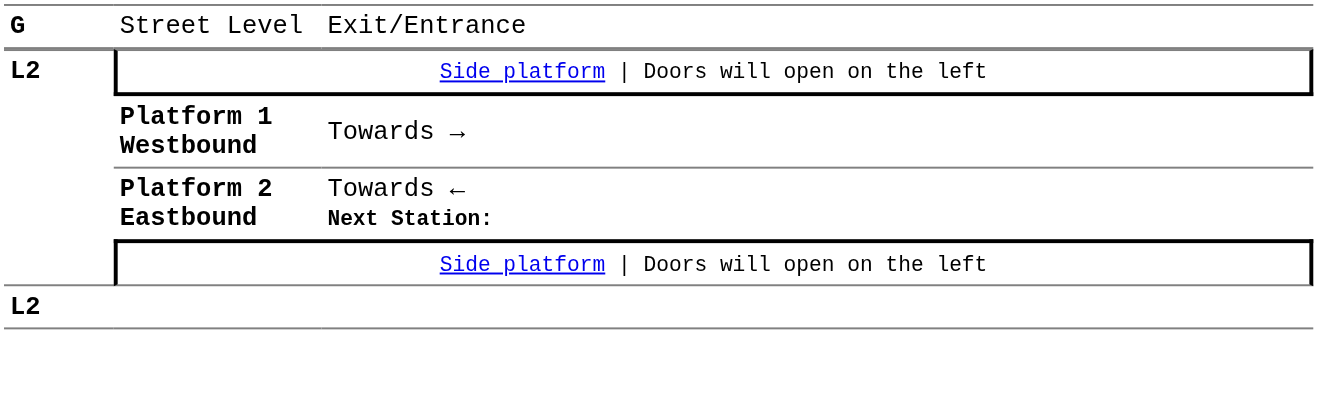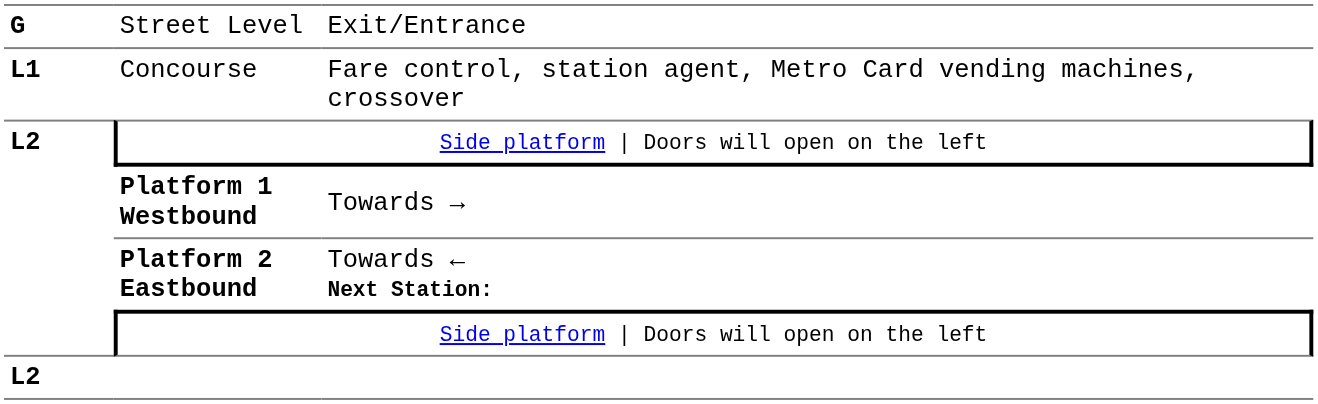+ row: (188, 70)
